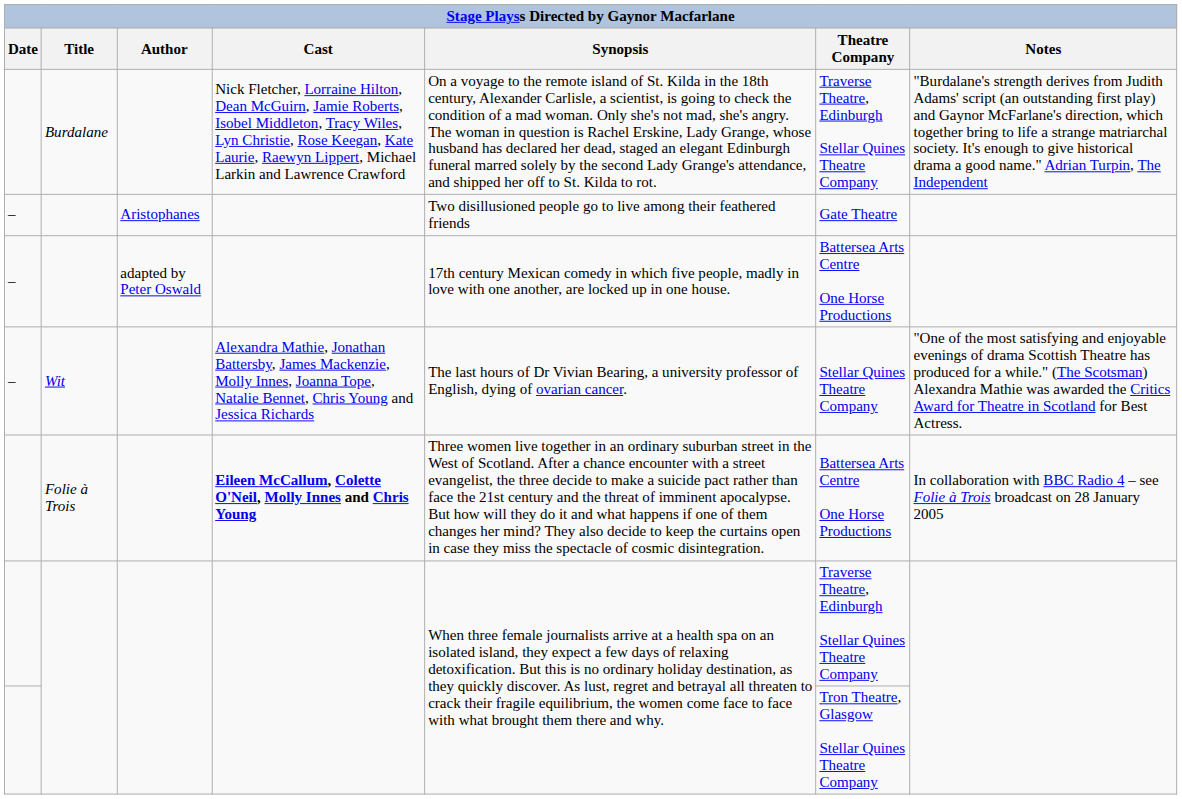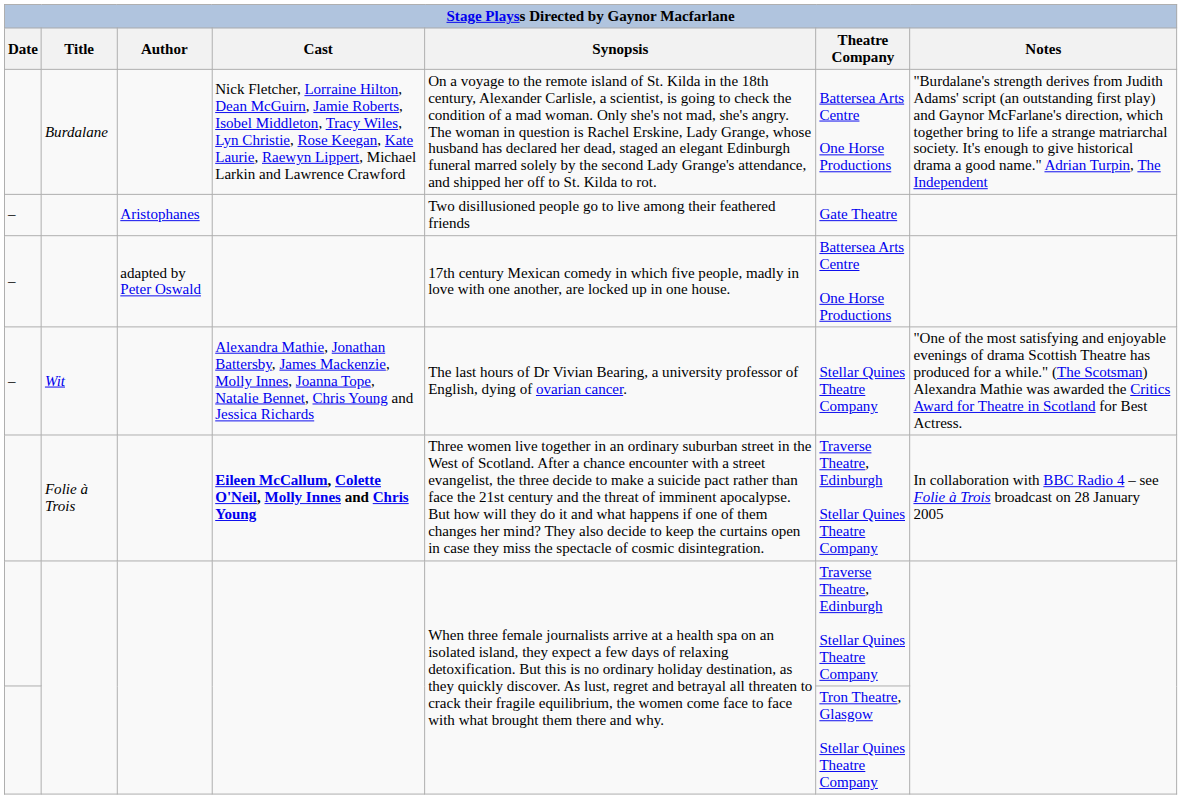(862, 131) Traverse Theatre, Edinburgh Stellar Quines Theatre Company -> (862, 131) Battersea Arts Centre One Horse Productions
(862, 497) Battersea Arts Centre One Horse Productions -> (862, 497) Traverse Theatre, Edinburgh Stellar Quines Theatre Company
